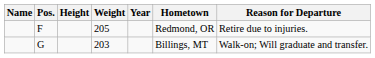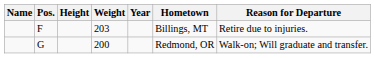(102, 28) 205 -> (102, 28) 203
(185, 28) Redmond, OR -> (182, 28) Billings, MT
(102, 45) 203 -> (102, 45) 200
(182, 45) Billings, MT -> (185, 45) Redmond, OR
